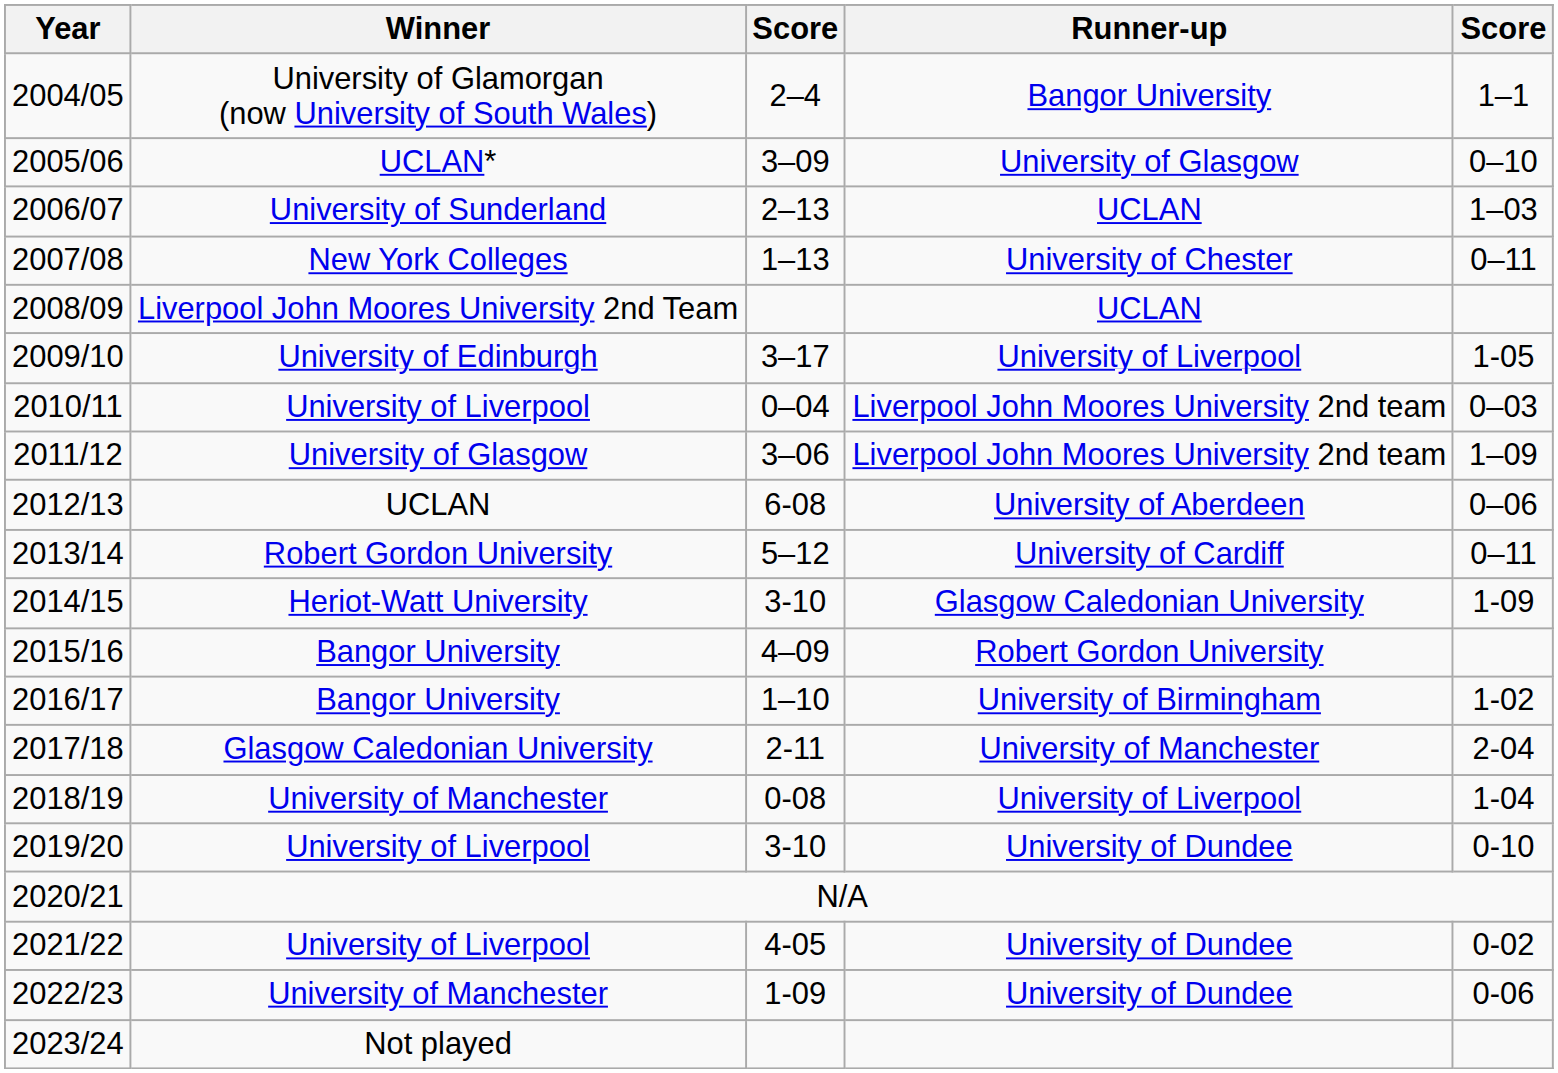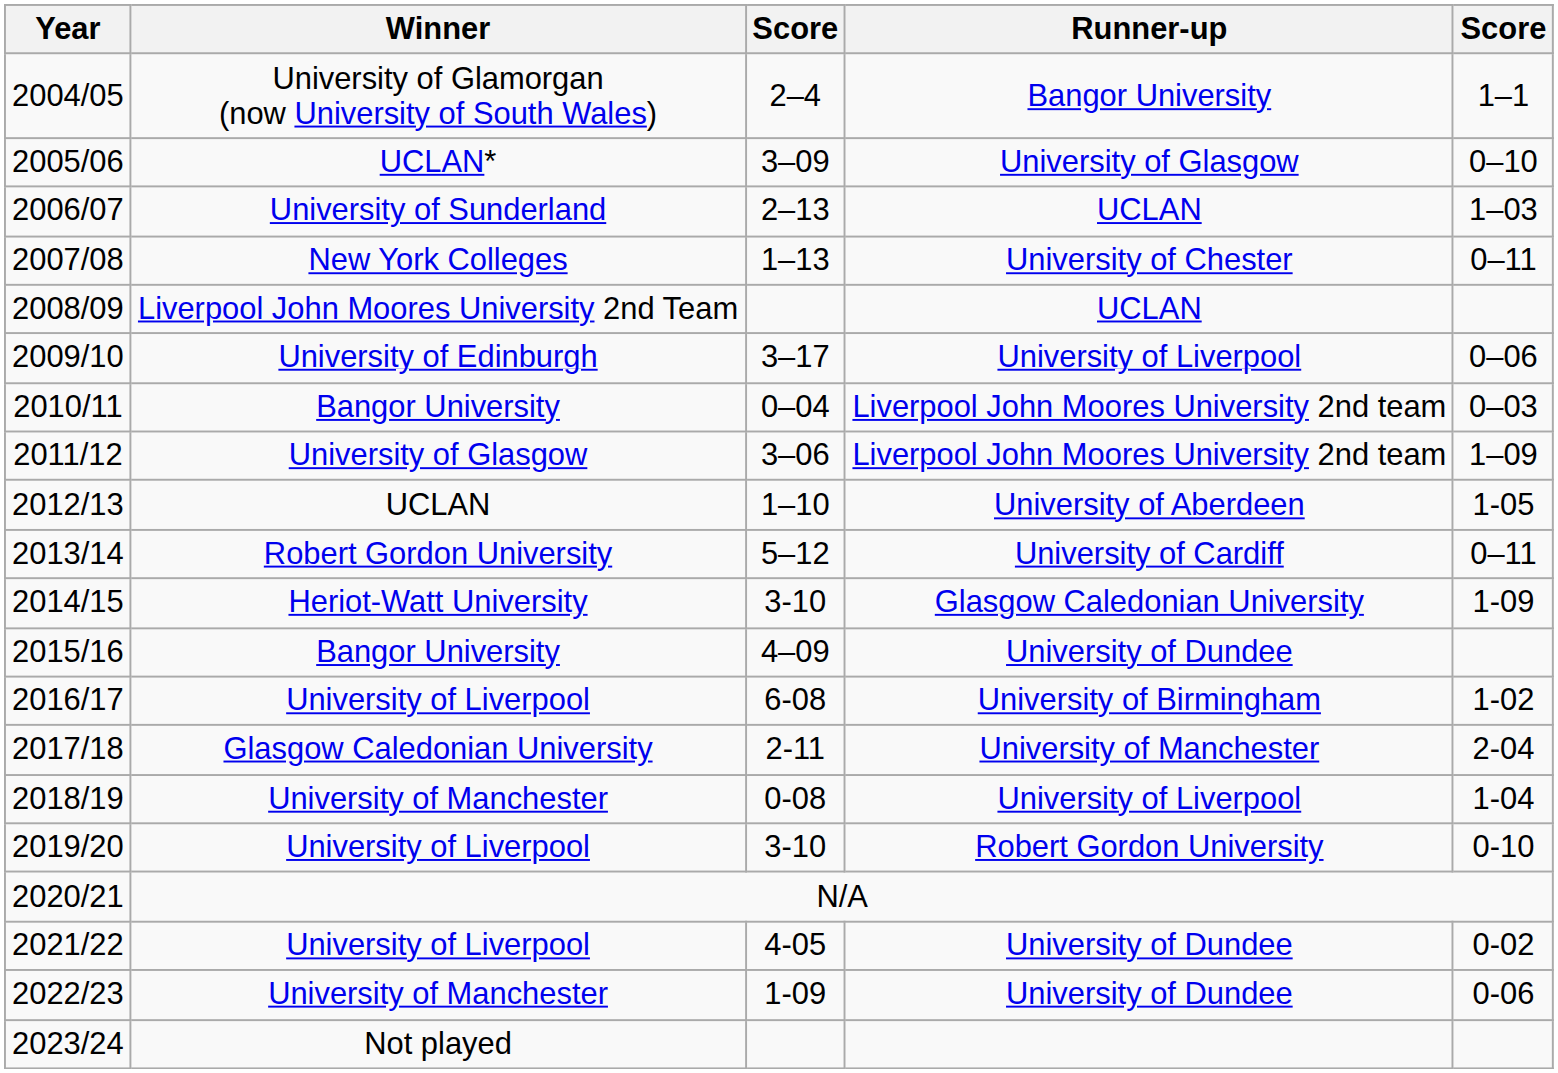(1503, 357) 1-05 -> (1503, 357) 0–06
(438, 406) University of Liverpool -> (438, 406) Bangor University
(795, 504) 6-08 -> (795, 504) 1–10
(1503, 504) 0–06 -> (1503, 504) 1-05
(1149, 651) Robert Gordon University -> (1149, 651) University of Dundee
(438, 700) Bangor University -> (438, 700) University of Liverpool
(795, 700) 1–10 -> (795, 700) 6-08
(1149, 847) University of Dundee -> (1149, 847) Robert Gordon University
